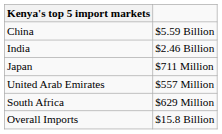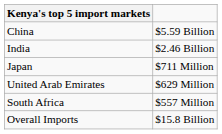(185, 84) $557 Million -> (185, 84) $629 Million
(185, 102) $629 Million -> (185, 102) $557 Million
